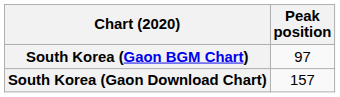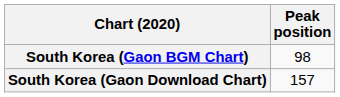(302, 56) 97 -> (302, 56) 98
